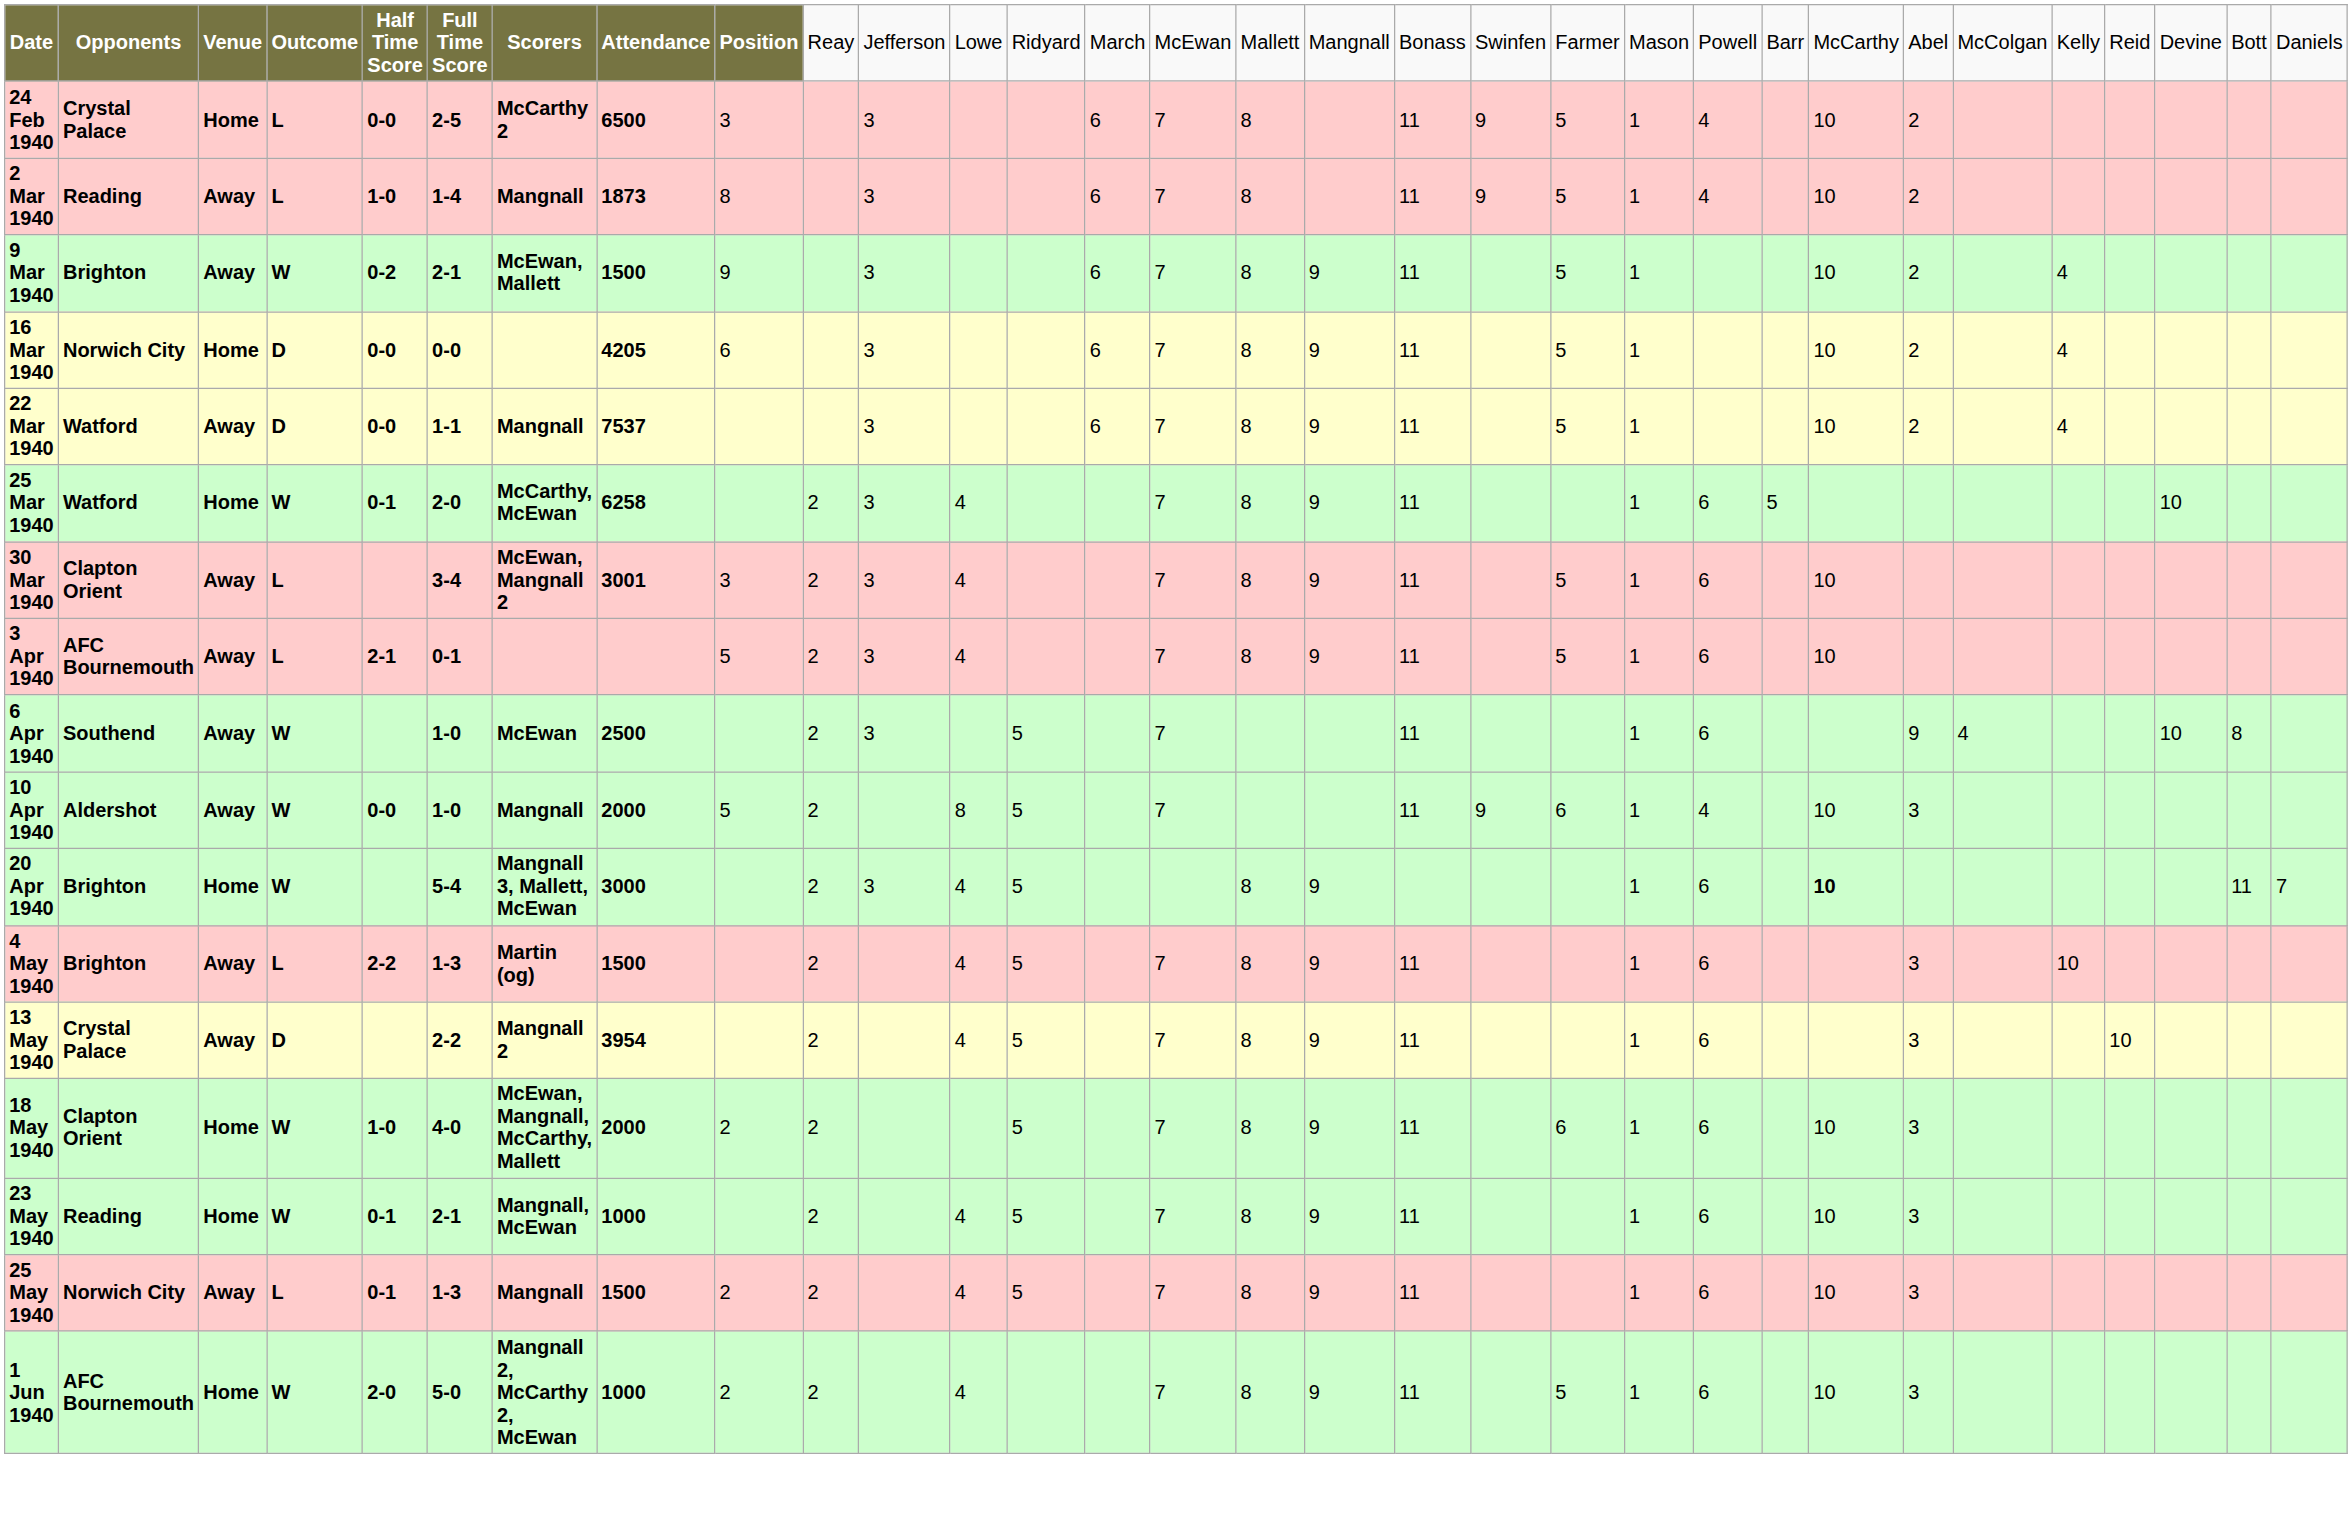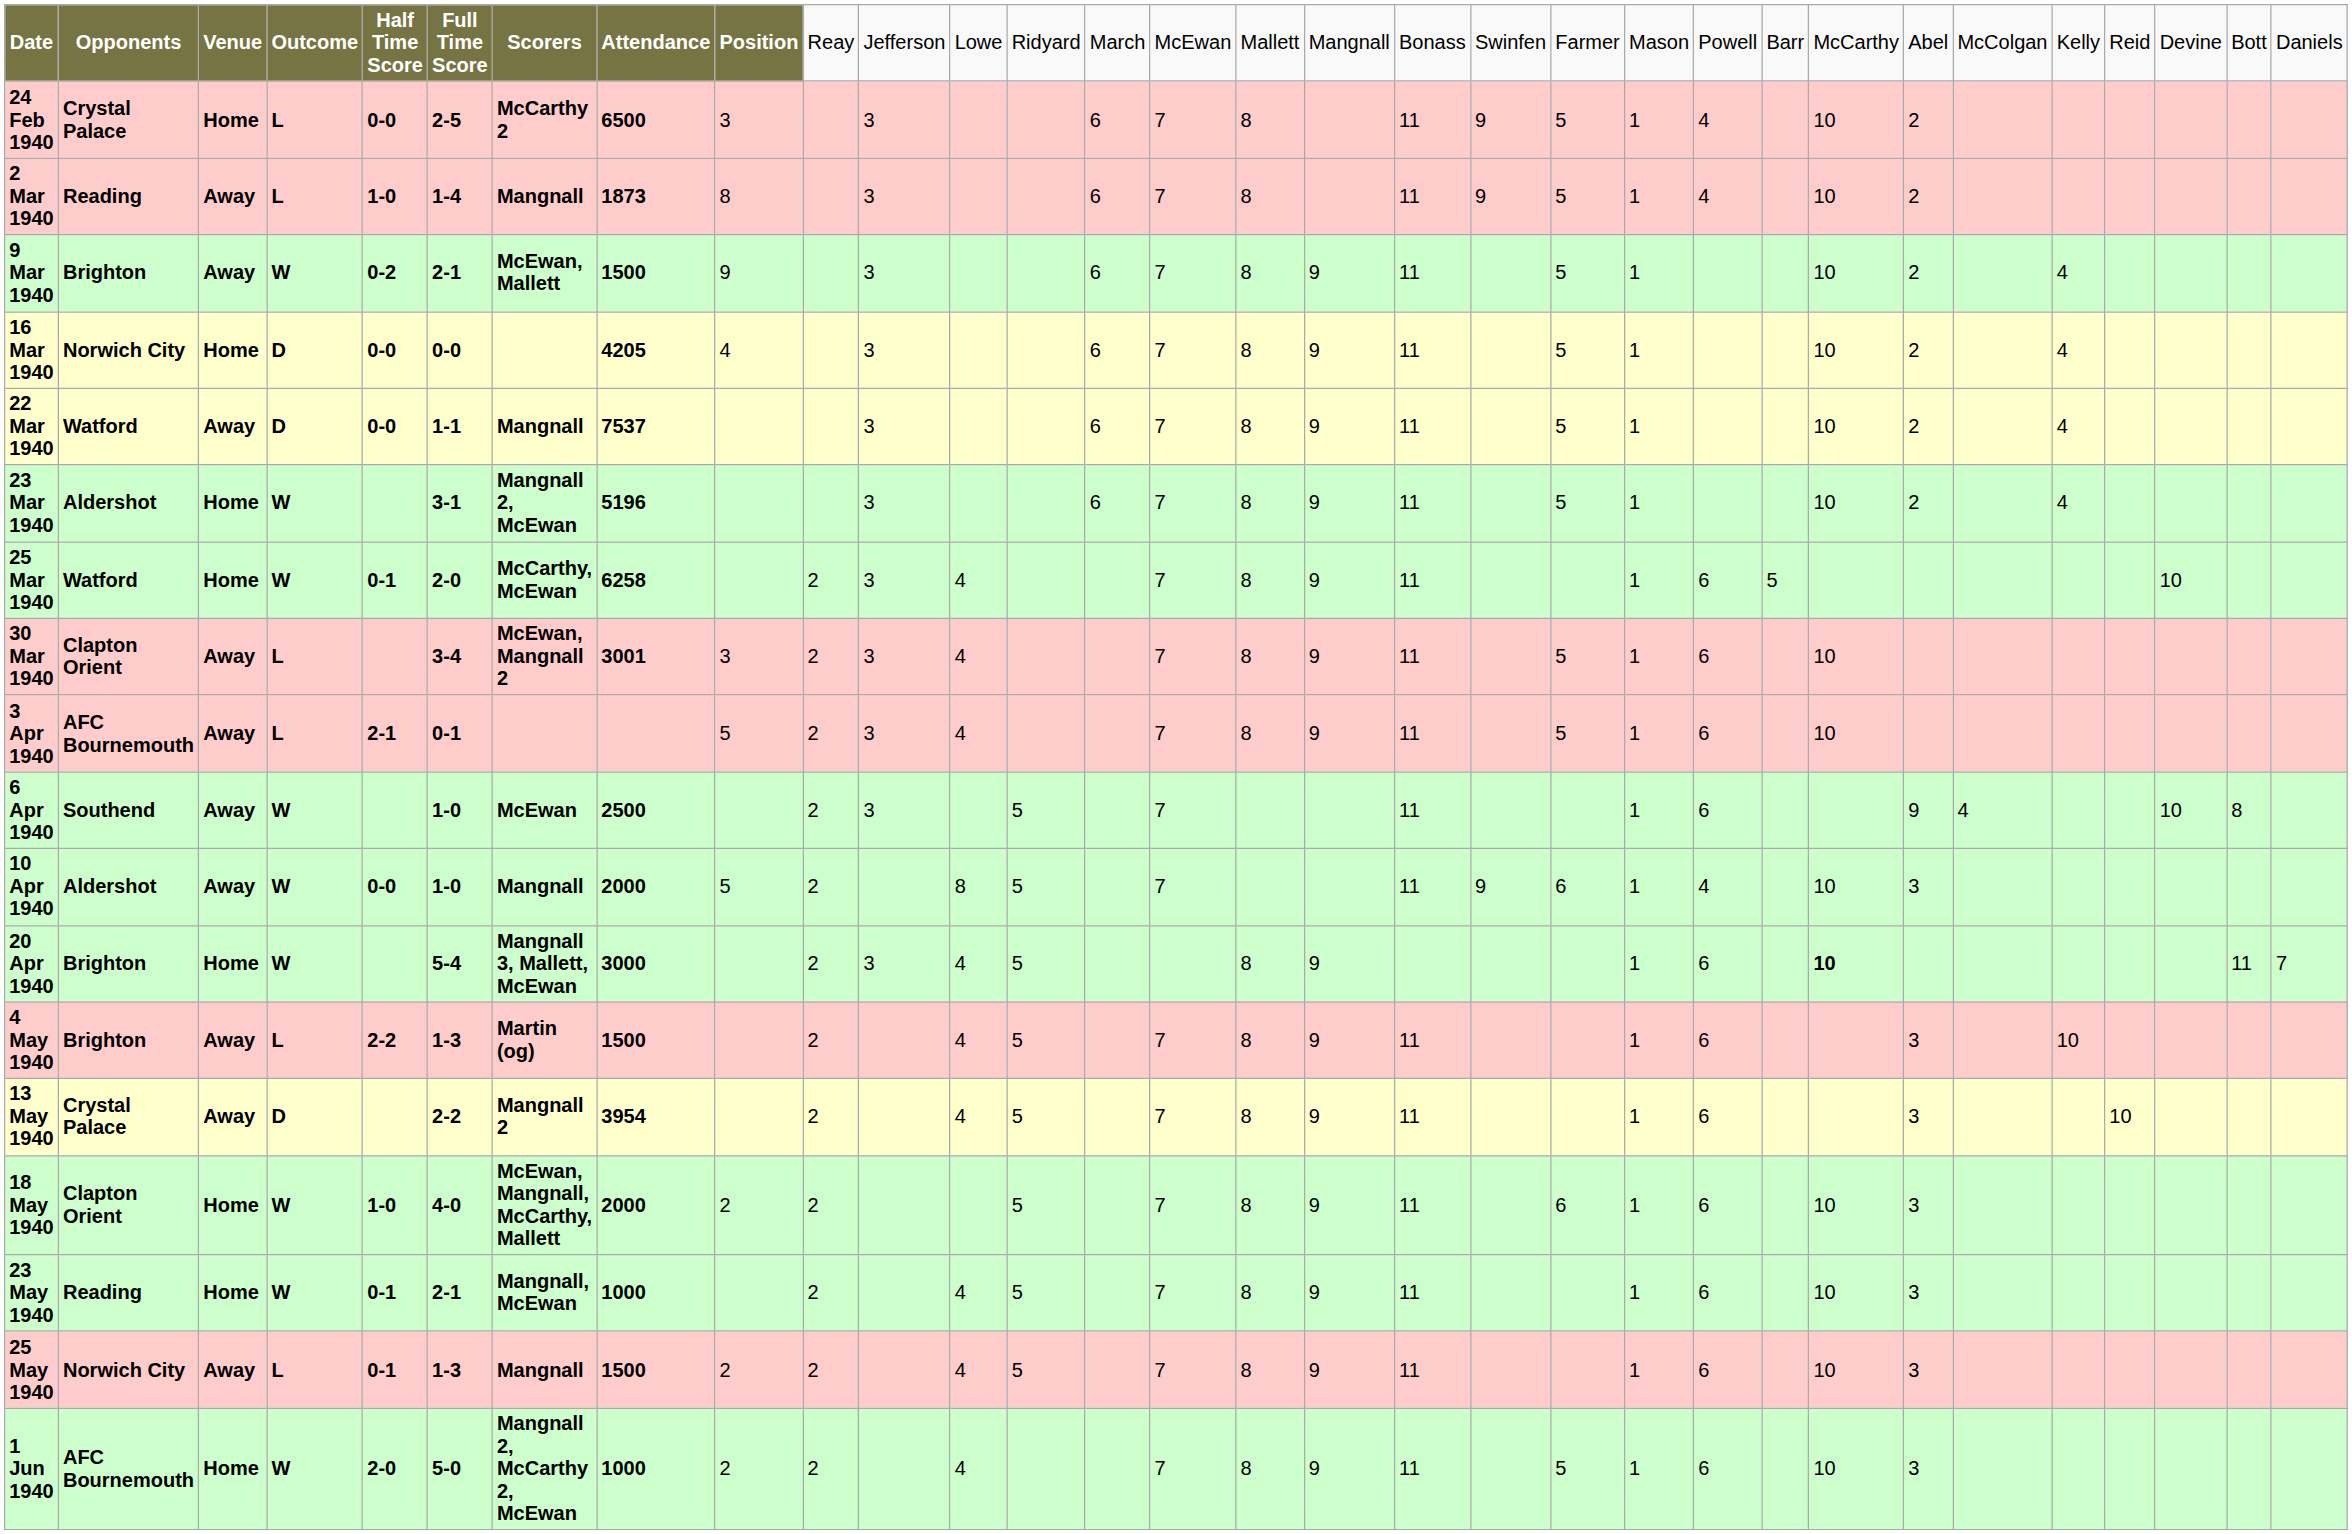(725, 349) 6 -> (725, 349) 4
+ row: (31, 503)
